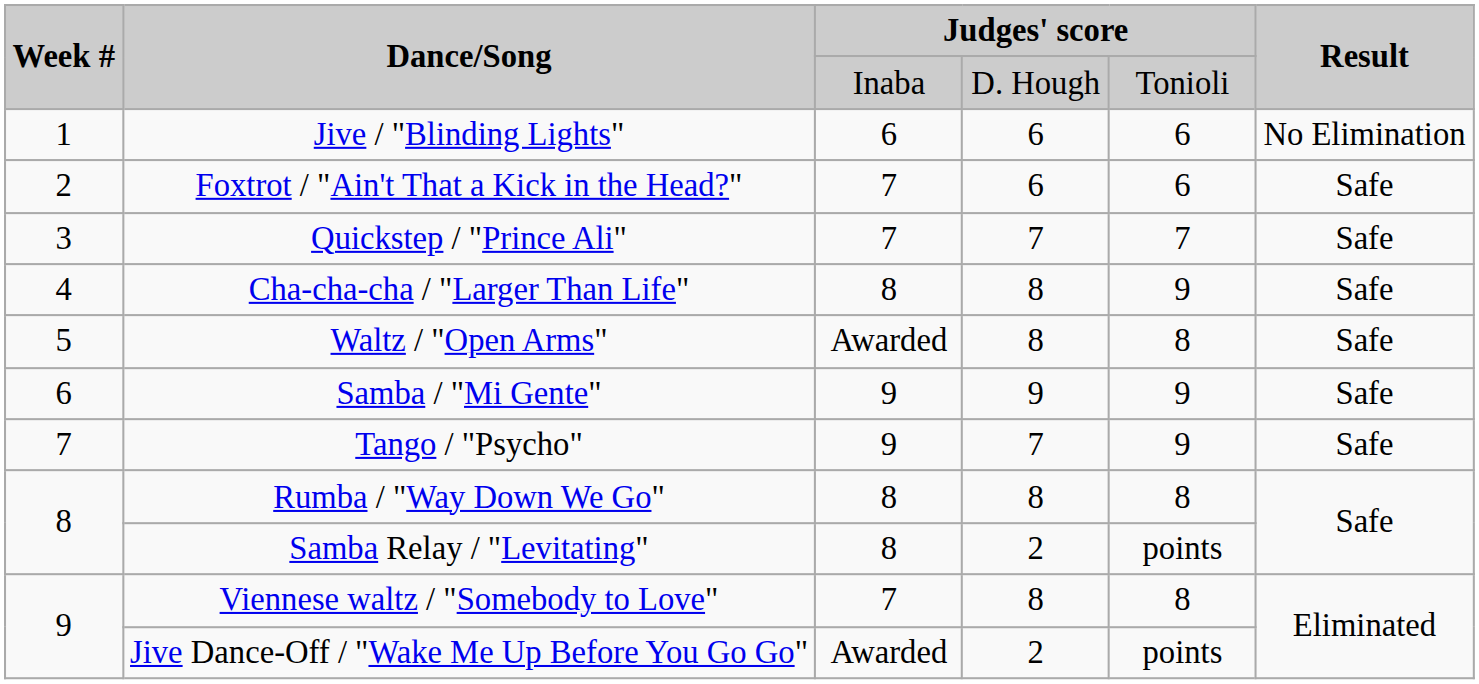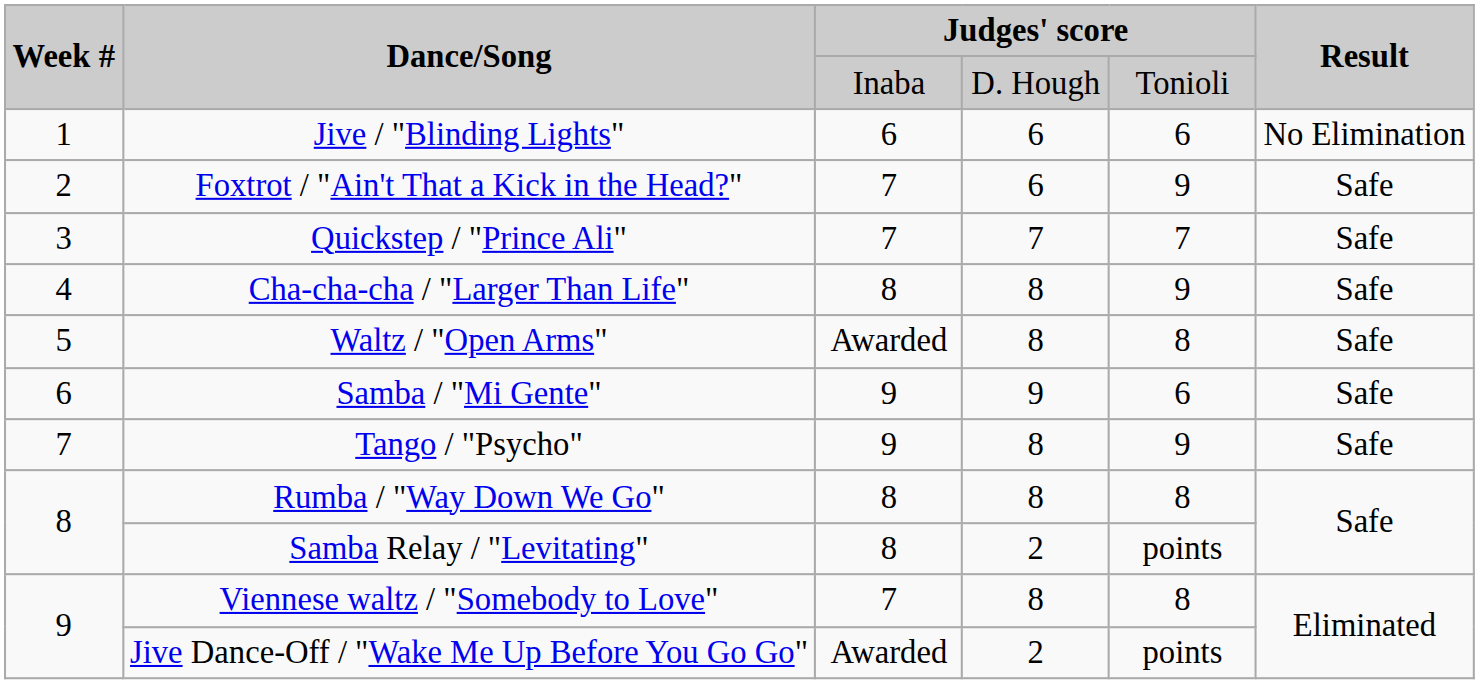(1182, 185) 6 -> (1182, 185) 9
(1182, 392) 9 -> (1182, 392) 6
(1036, 444) 7 -> (1036, 444) 8
